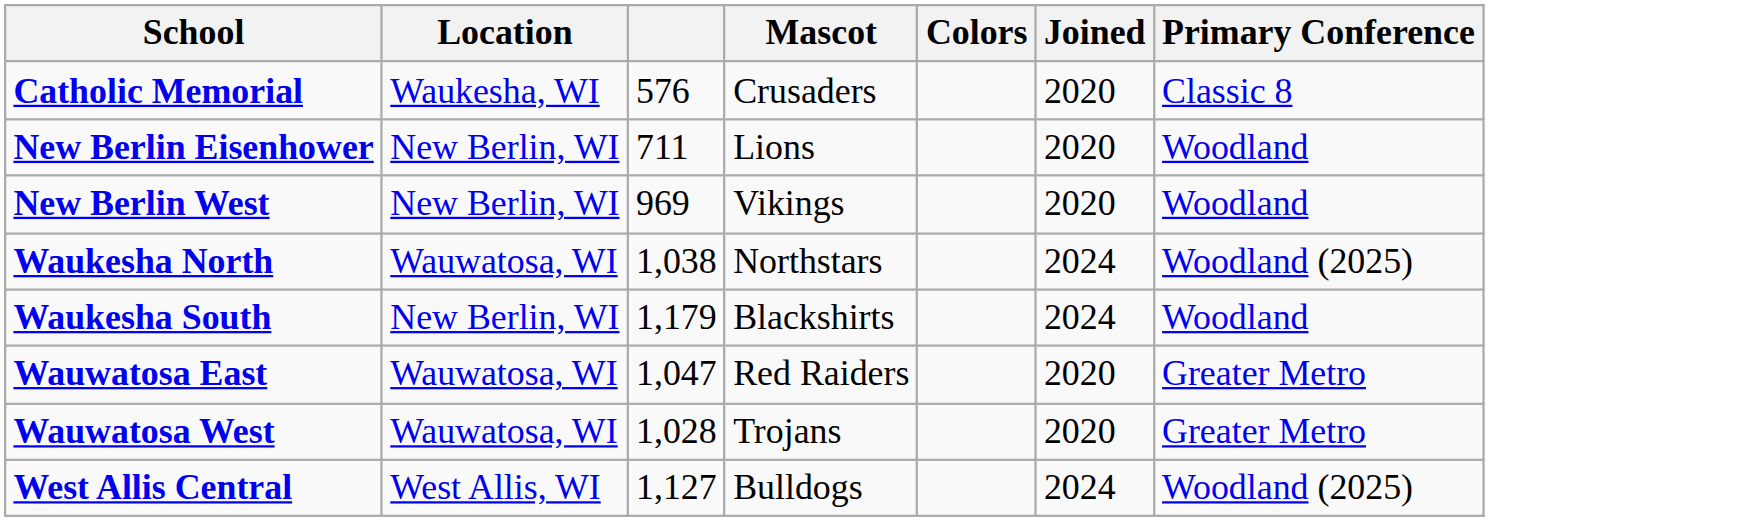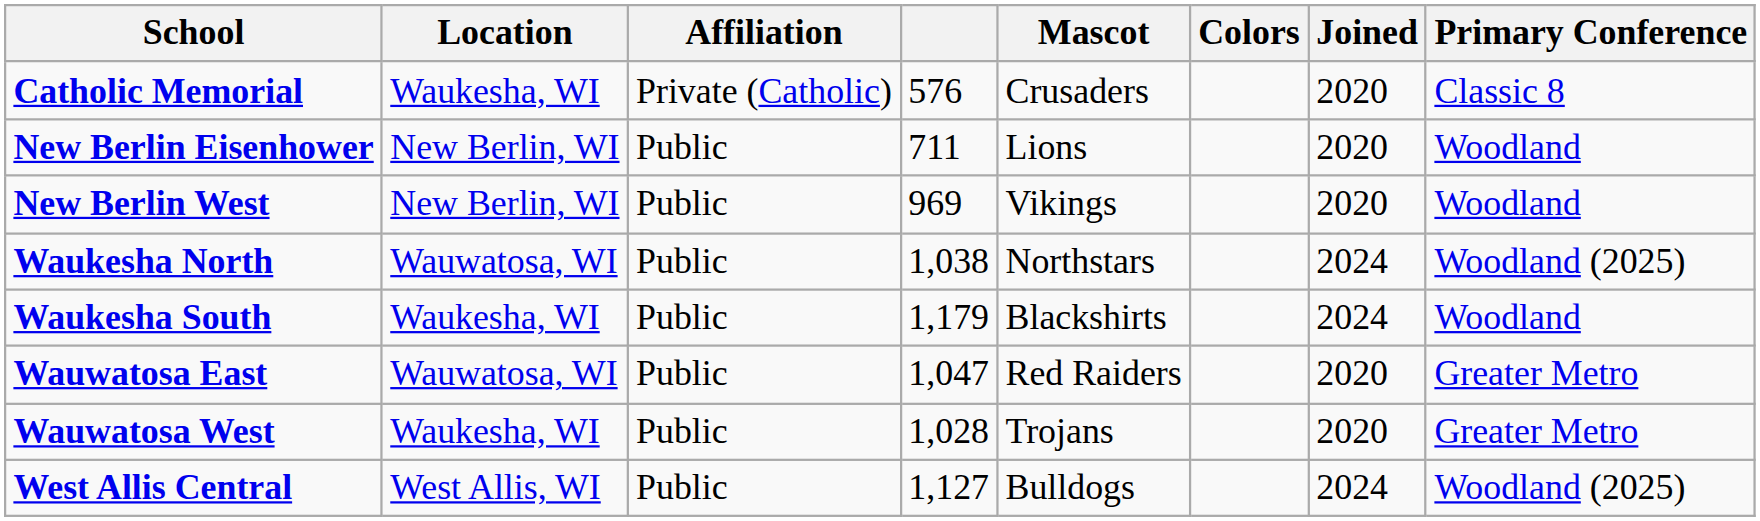+ column: (764, 32)
(505, 317) New Berlin, WI -> (495, 317) Waukesha, WI
(504, 430) Wauwatosa, WI -> (495, 430) Waukesha, WI
